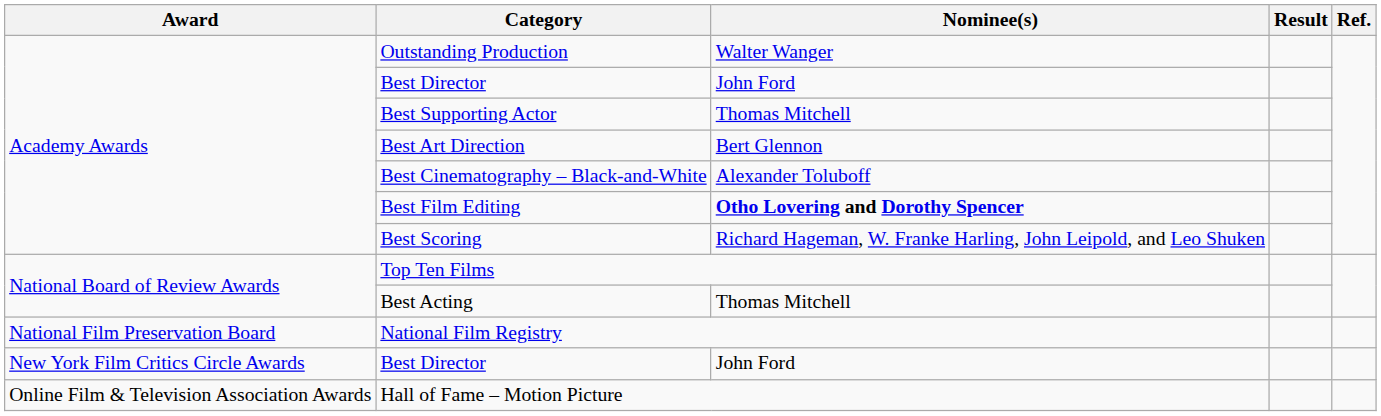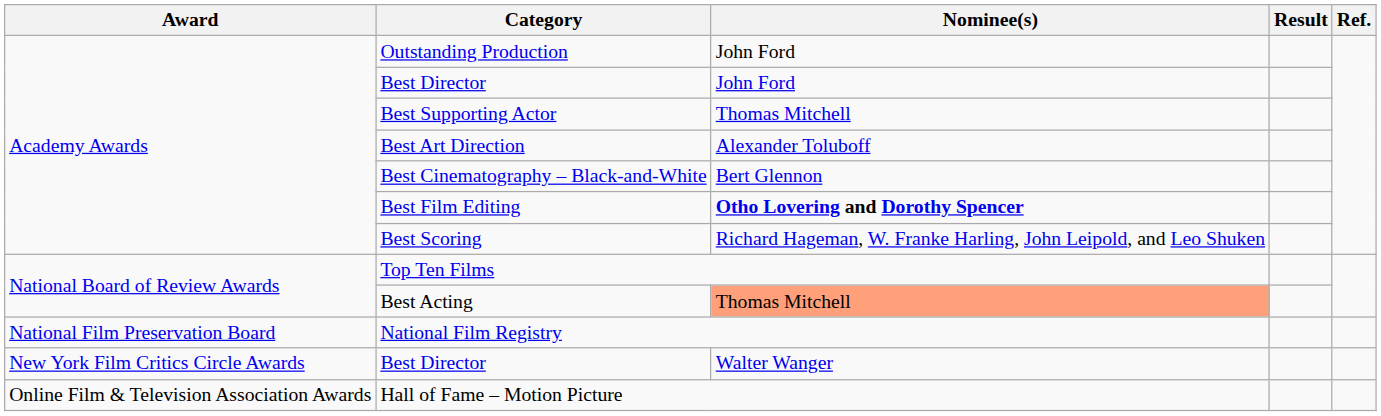(774, 51) Walter Wanger -> (755, 51) John Ford
(769, 144) Bert Glennon -> (793, 144) Alexander Toluboff
(793, 176) Alexander Toluboff -> (769, 176) Bert Glennon
(783, 301) no background -> (783, 301) lightsalmon background
(755, 363) John Ford -> (774, 363) Walter Wanger
